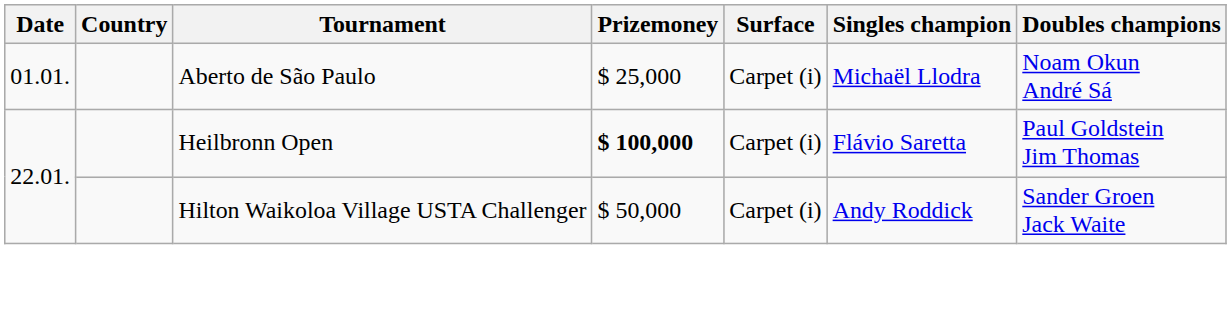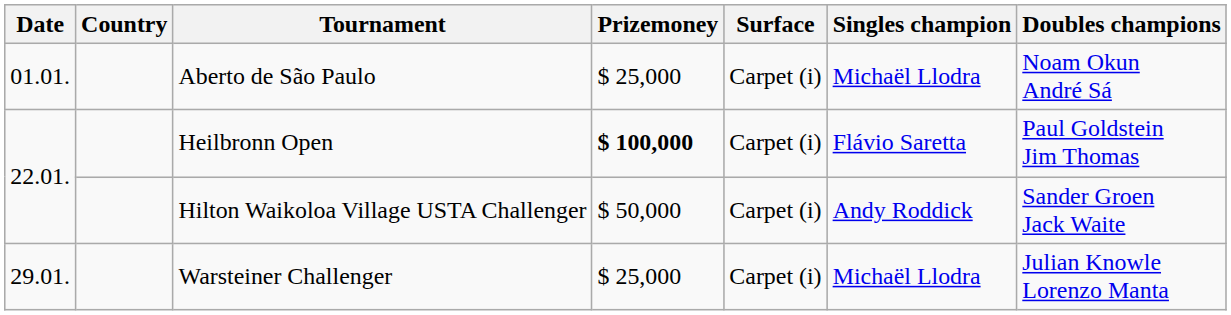+ row: (285, 275)
